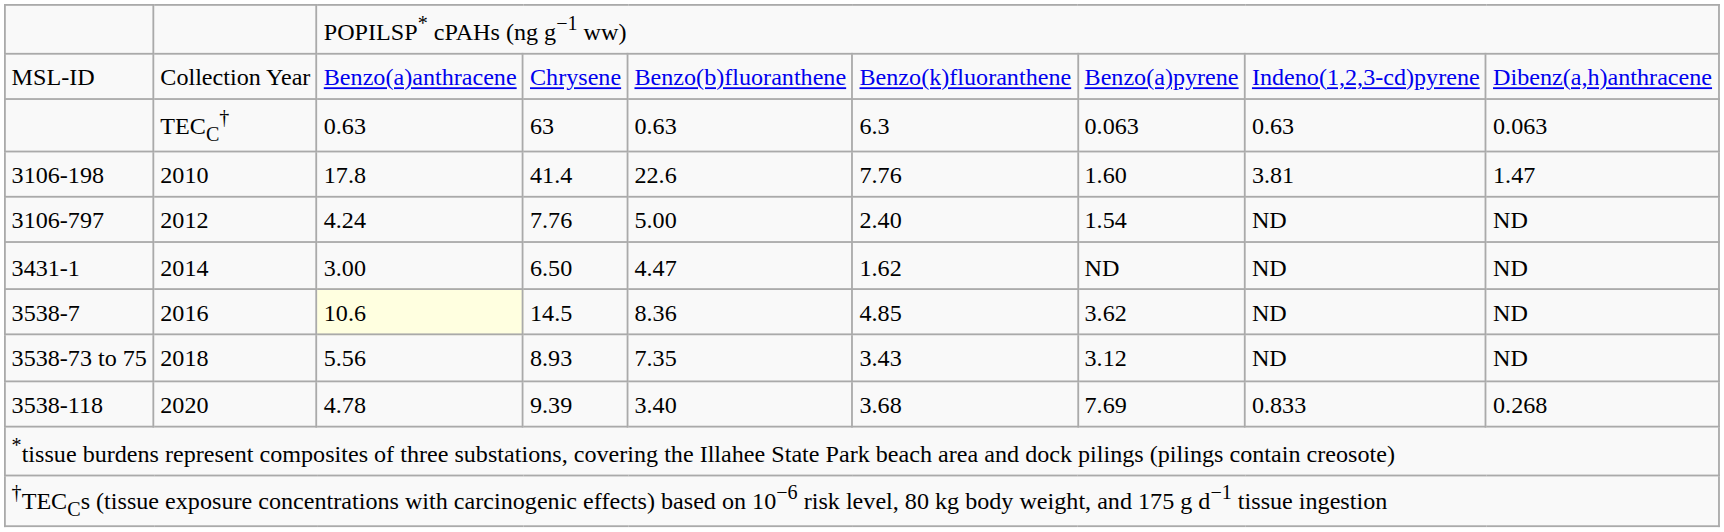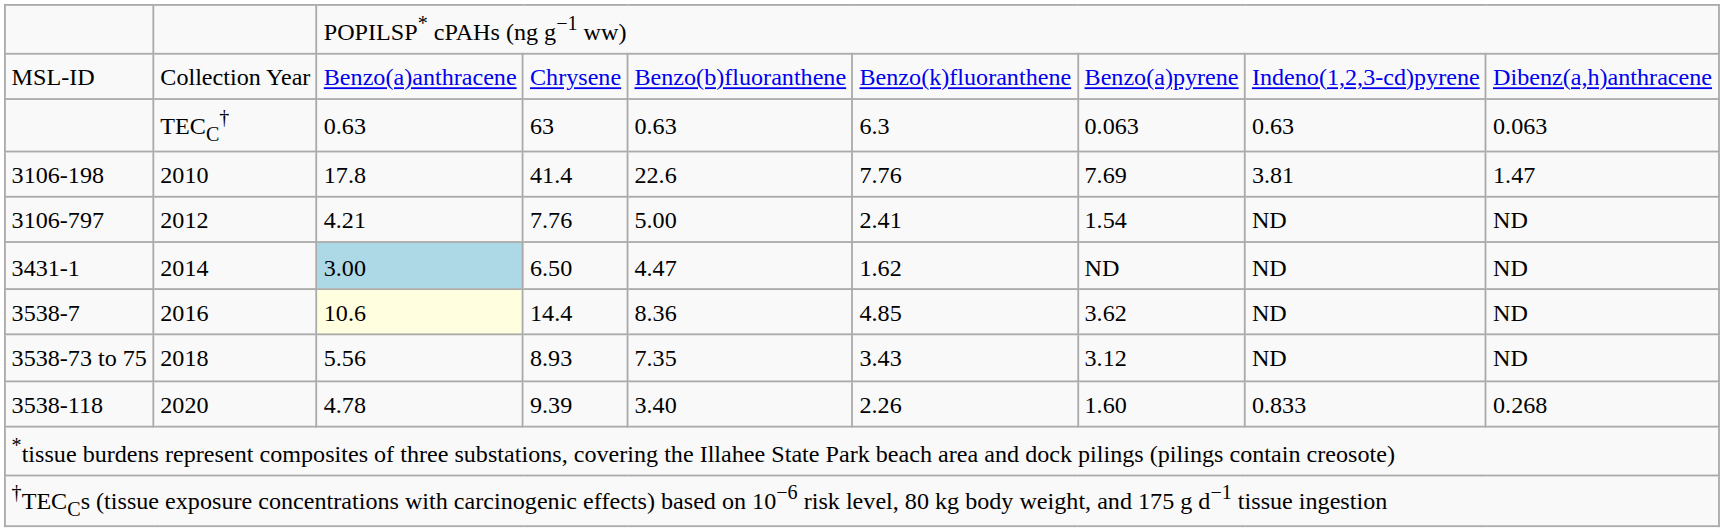(1106, 175) 1.60 -> (1106, 175) 7.69
(345, 221) 4.24 -> (345, 221) 4.21
(881, 221) 2.40 -> (881, 221) 2.41
(345, 267) no background -> (345, 267) lightblue background
(551, 313) 14.5 -> (551, 313) 14.4
(881, 404) 3.68 -> (881, 404) 2.26
(1106, 404) 7.69 -> (1106, 404) 1.60
